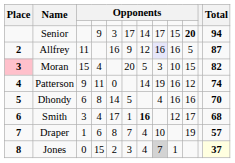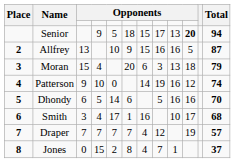(114, 34) 3 -> (114, 34) 5
(129, 34) 17 -> (129, 34) 18
(145, 34) 14 -> (145, 34) 15
(175, 34) 15 -> (175, 34) 13
(84, 50) 11 -> (84, 50) 13
(114, 50) 16 -> (114, 50) 10
(145, 50) 12 -> (145, 50) 15
(160, 50) lavender background -> (160, 50) no background
(19, 67) pink background -> (19, 67) no background
(145, 67) 5 -> (145, 67) 6
(175, 67) 10 -> (175, 67) 13
(190, 67) 15 -> (190, 67) 18
(216, 67) 82 -> (216, 67) 79
(99, 83) 11 -> (99, 83) 10
(99, 100) 8 -> (99, 100) 5
(129, 100) 5 -> (129, 100) 6
(160, 100) 4 -> (160, 100) 5
(145, 116) bold -> (145, 116) normal
(175, 116) 12 -> (175, 116) 10
(84, 132) 1 -> (84, 132) 7
(99, 132) 6 -> (99, 132) 7
(114, 132) 8 -> (114, 132) 7
(160, 132) 10 -> (160, 132) 12
(129, 149) 3 -> (129, 149) 8
(160, 149) lightgrey background -> (160, 149) no background
(216, 149) lightyellow background -> (216, 149) no background
